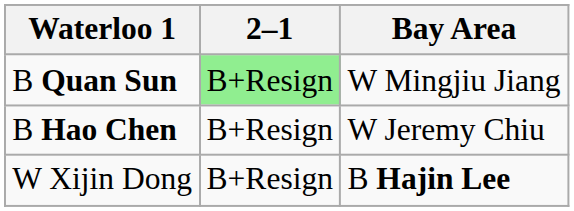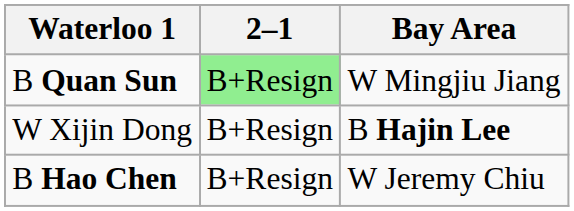rows swapped: (102, 179) <-> (95, 129)
